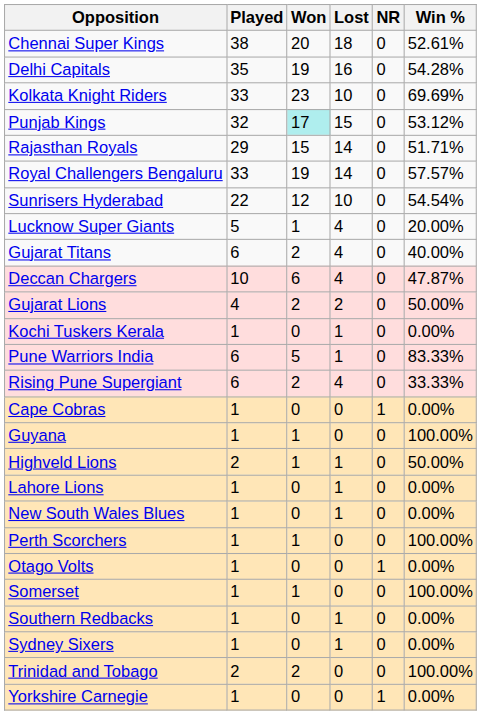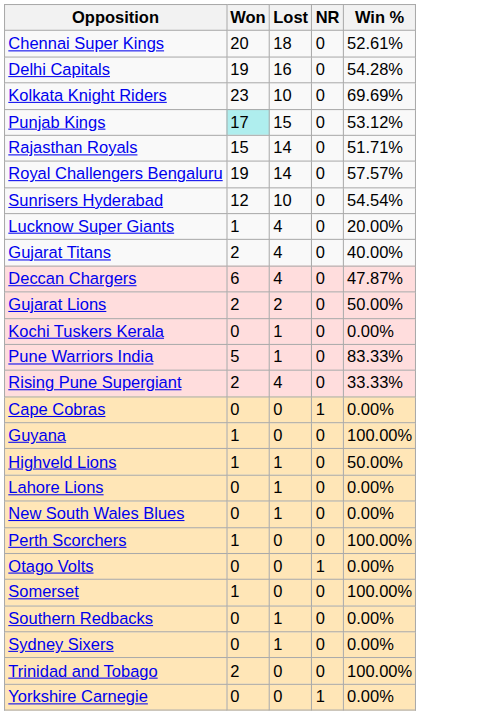- column: (257, 17)
